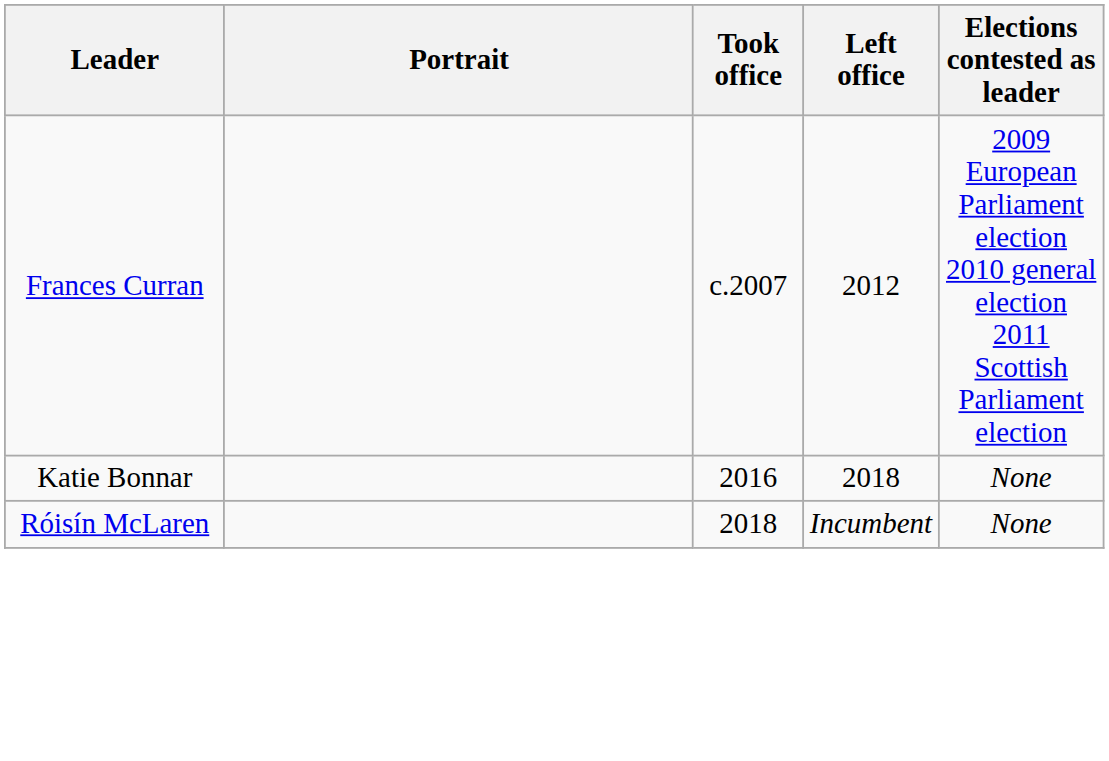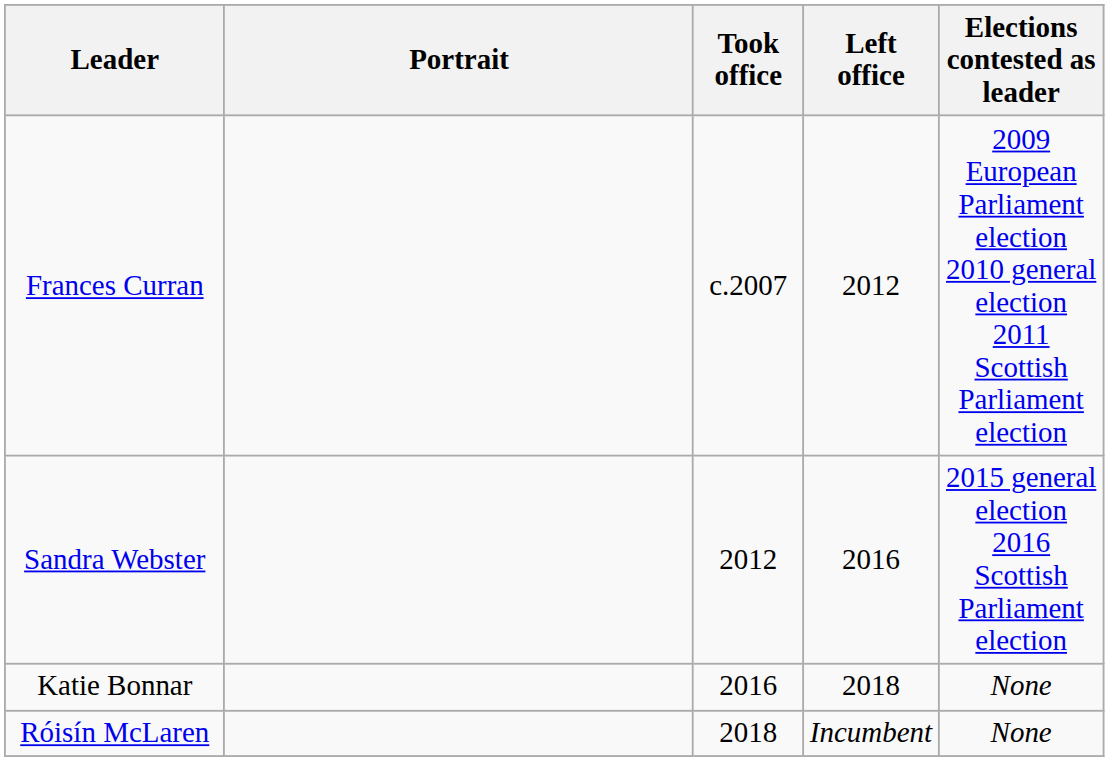+ row: (115, 559)
